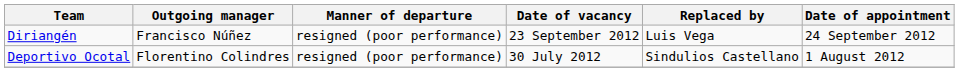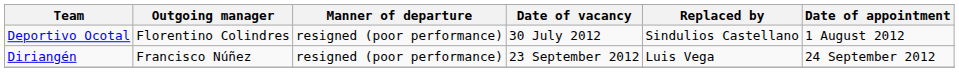rows swapped: (69, 56) <-> (42, 36)
